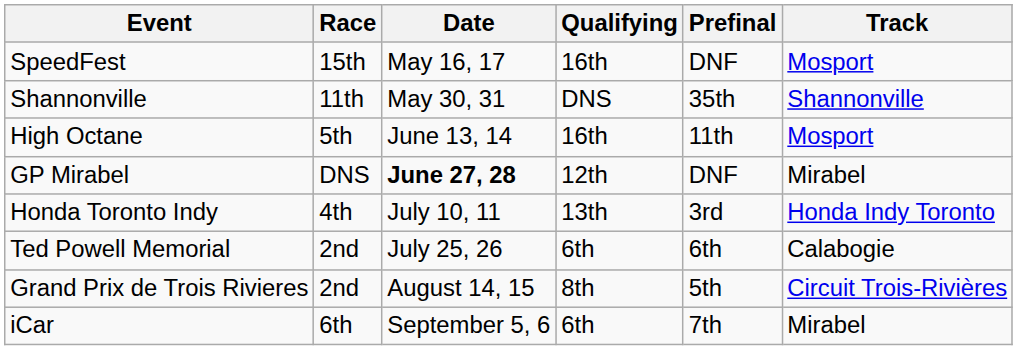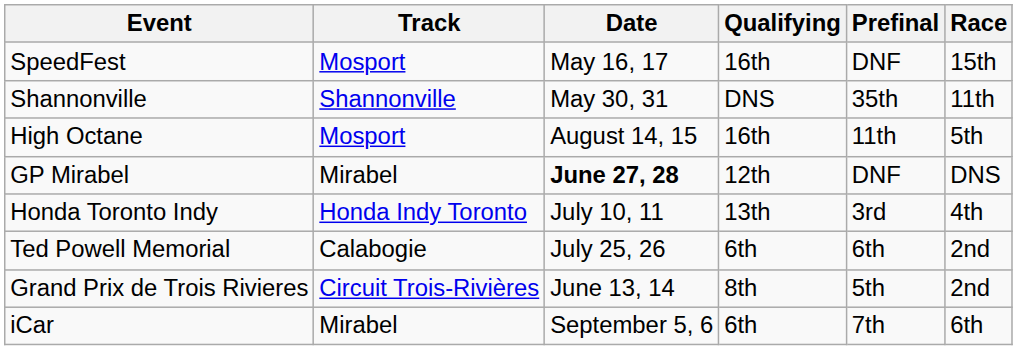columns swapped: (897, 23) <-> (348, 23)
(450, 136) June 13, 14 -> (624, 136) August 14, 15
(461, 288) August 14, 15 -> (613, 288) June 13, 14
